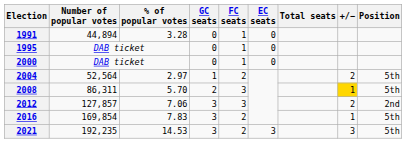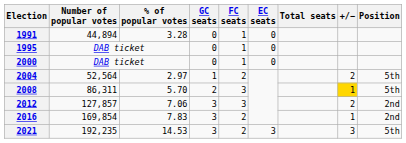(392, 117) 5th -> (392, 117) 2nd
